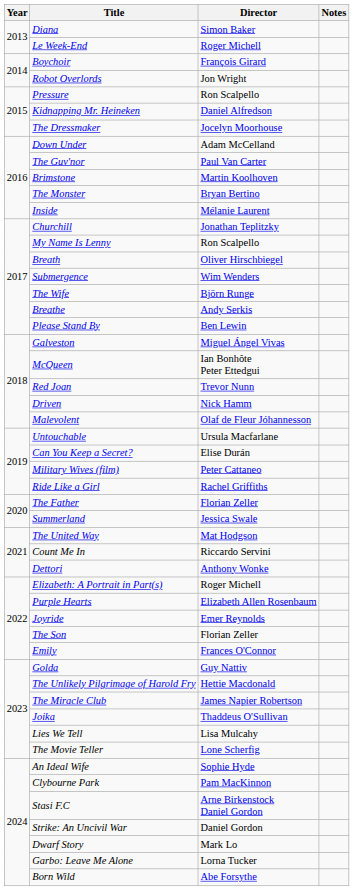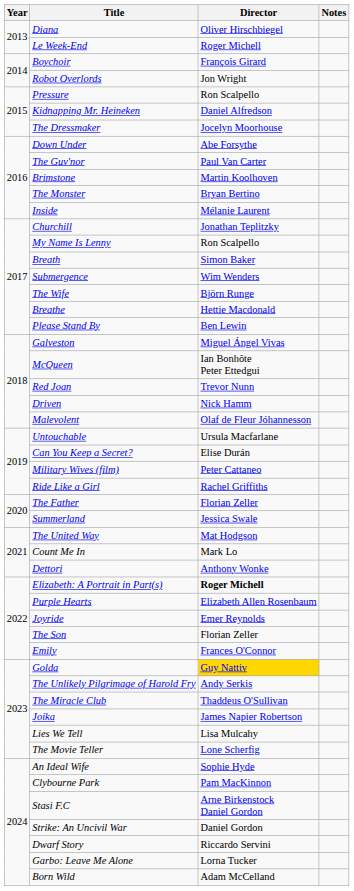(228, 29) Simon Baker -> (242, 29) Oliver Hirschbiegel
(238, 144) Adam McCelland -> (229, 144) Abe Forsythe
(242, 260) Oliver Hirschbiegel -> (228, 260) Simon Baker
(226, 309) Andy Serkis -> (238, 309) Hettie Macdonald
(236, 552) Riccardo Servini -> (219, 552) Mark Lo
(231, 585) normal -> (232, 585) bold
(224, 667) no background -> (224, 667) gold background
(238, 684) Hettie Macdonald -> (226, 684) Andy Serkis
(251, 700) James Napier Robertson -> (244, 700) Thaddeus O'Sullivan
(244, 717) Thaddeus O'Sullivan -> (251, 717) James Napier Robertson
(219, 844) Mark Lo -> (236, 844) Riccardo Servini
(229, 877) Abe Forsythe -> (238, 877) Adam McCelland
